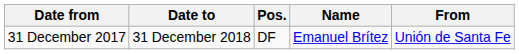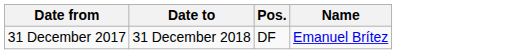- column: (453, 15)
